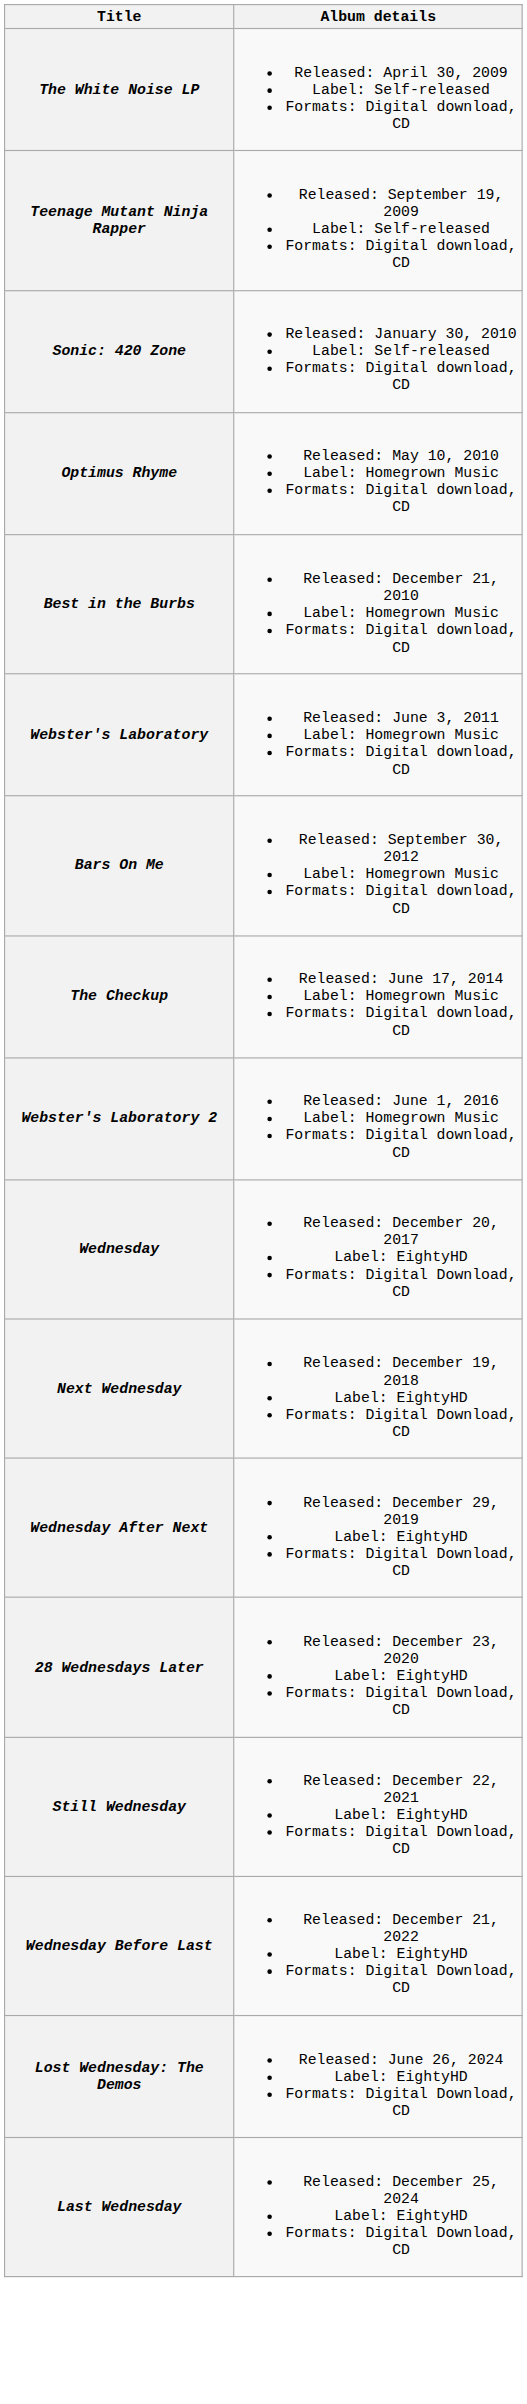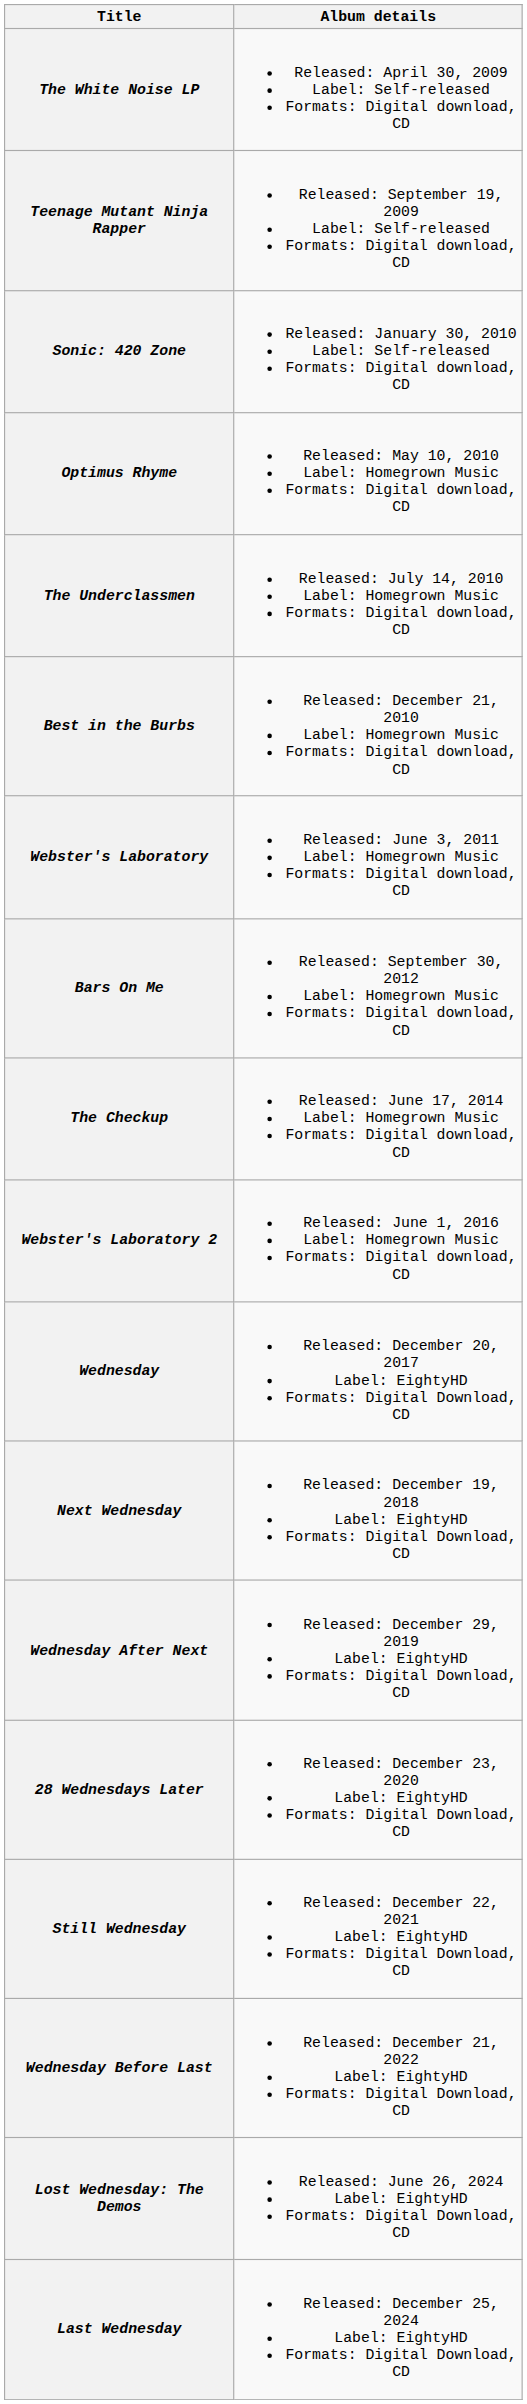+ row: (119, 596)
